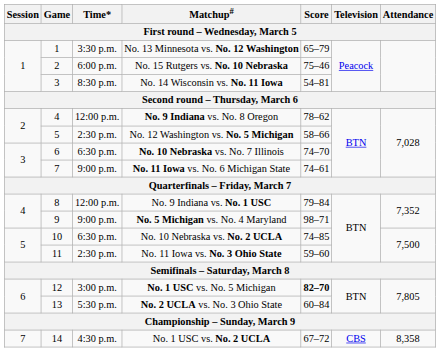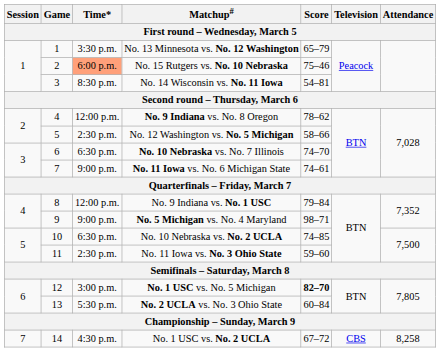(97, 66) no background -> (97, 66) lightsalmon background
(408, 339) 8,358 -> (408, 339) 8,258
